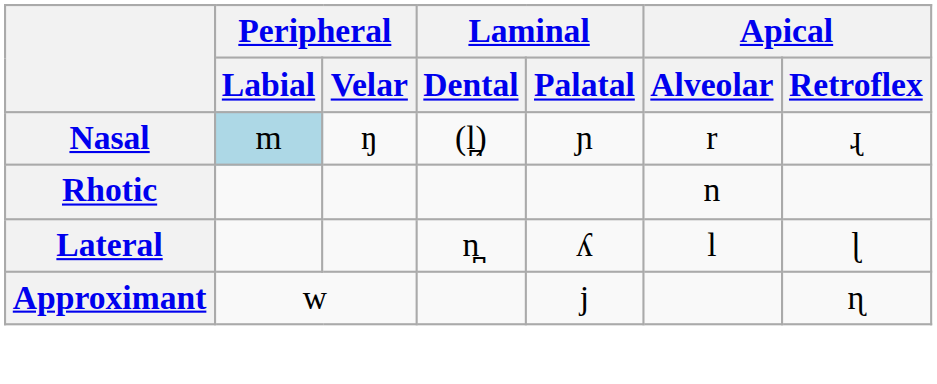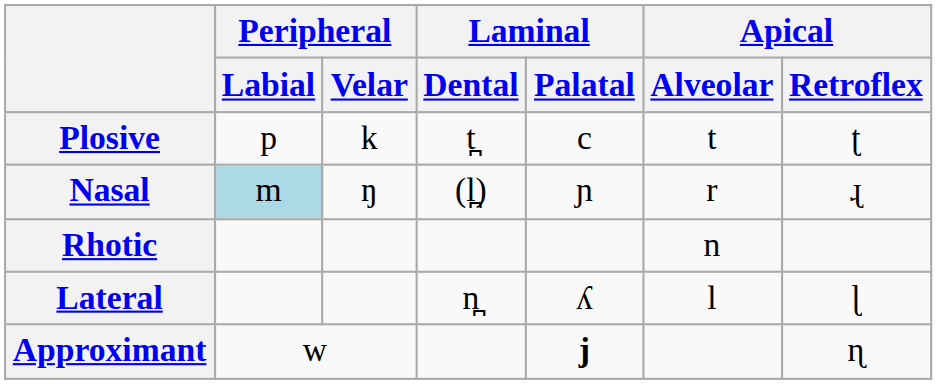+ row: (110, 137)
(584, 297) normal -> (584, 350) bold
